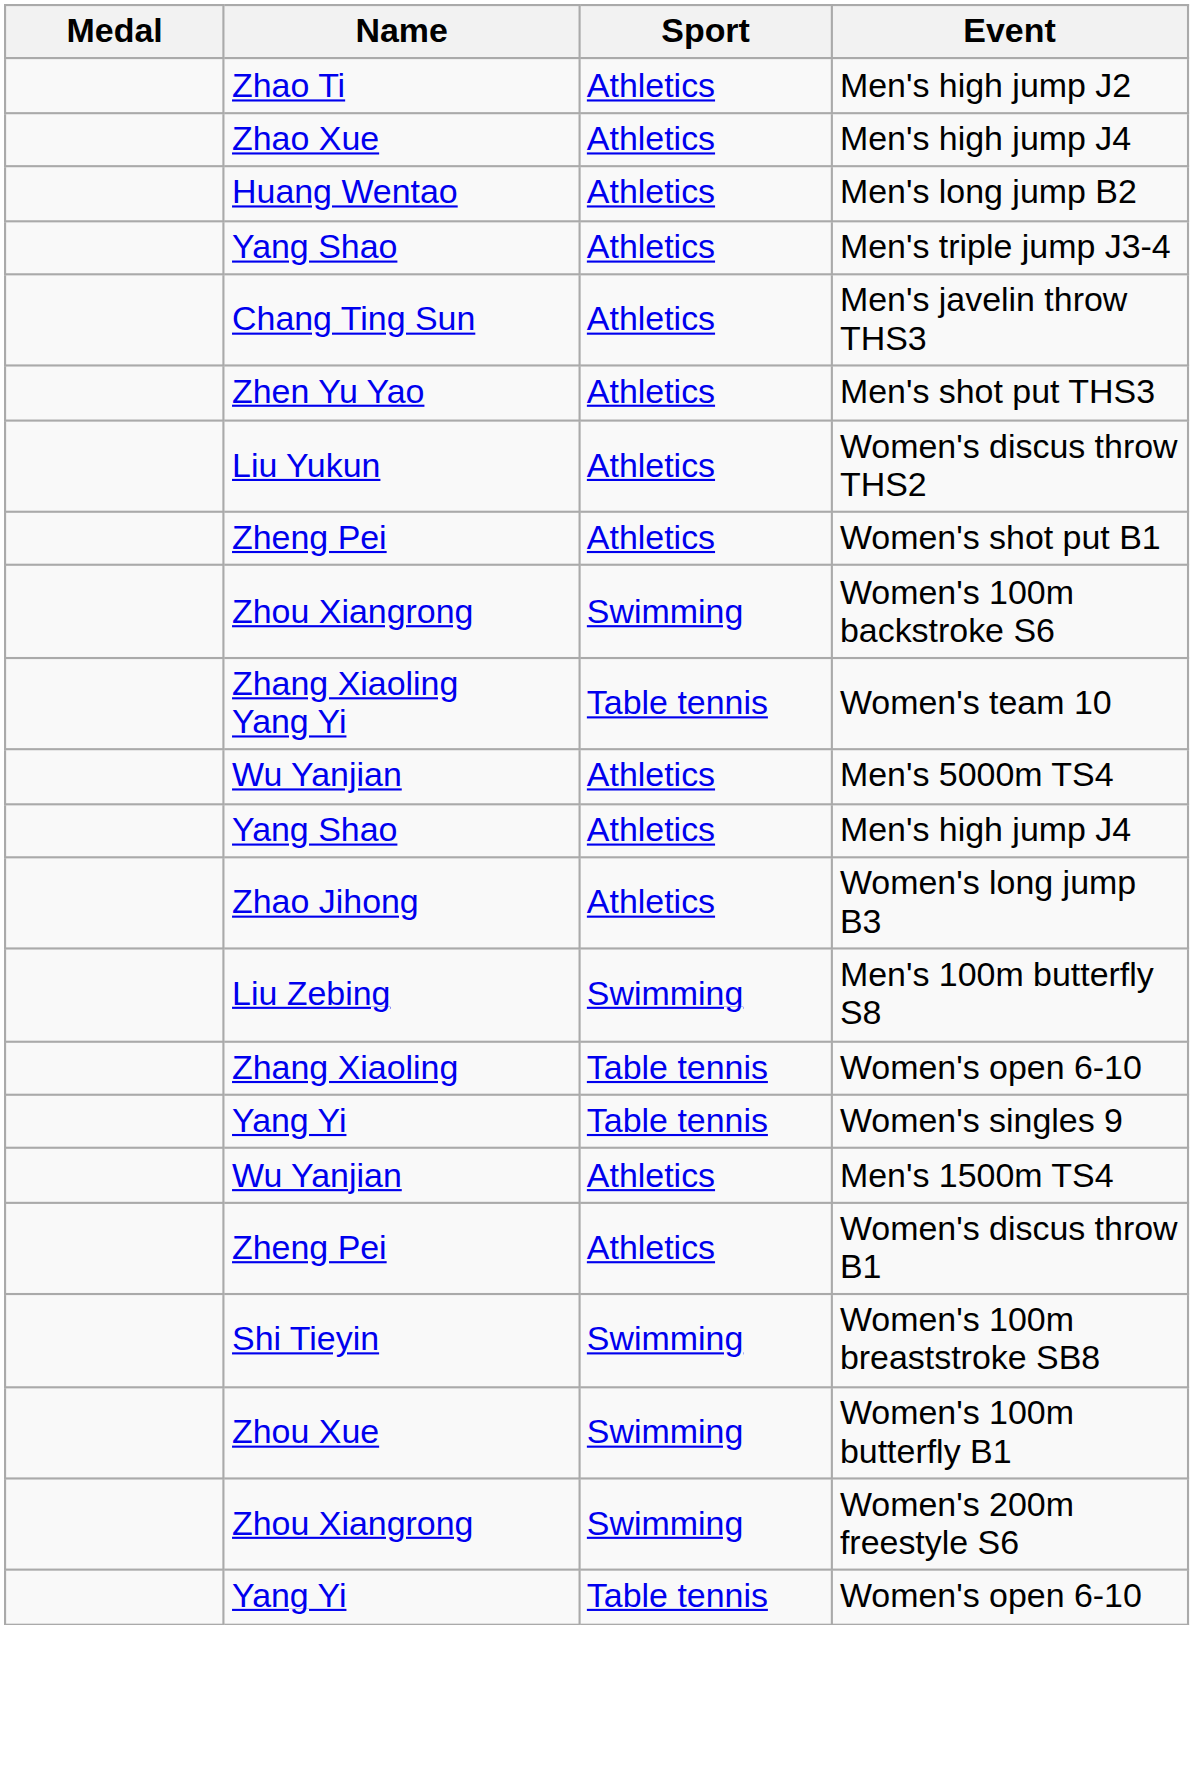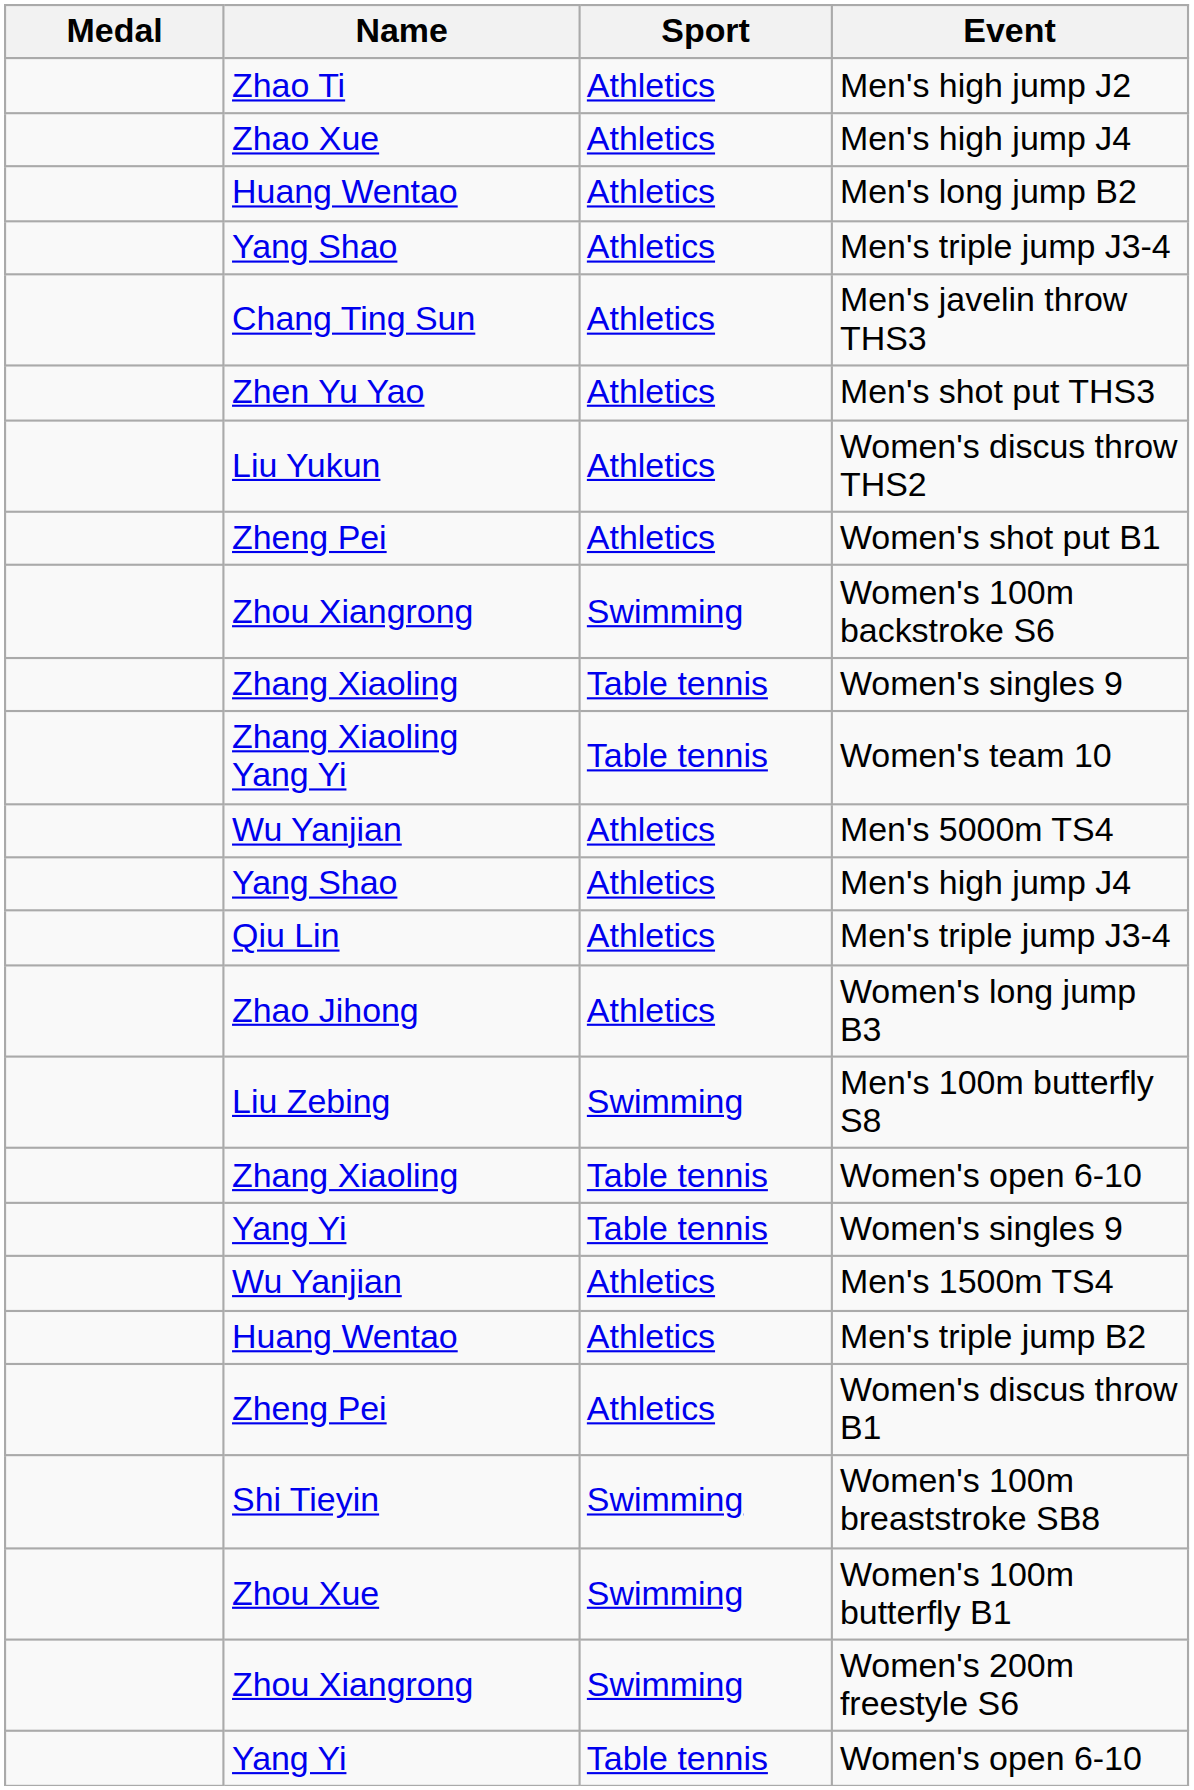+ row: (345, 683)
+ row: (286, 937)
+ row: (345, 1336)
